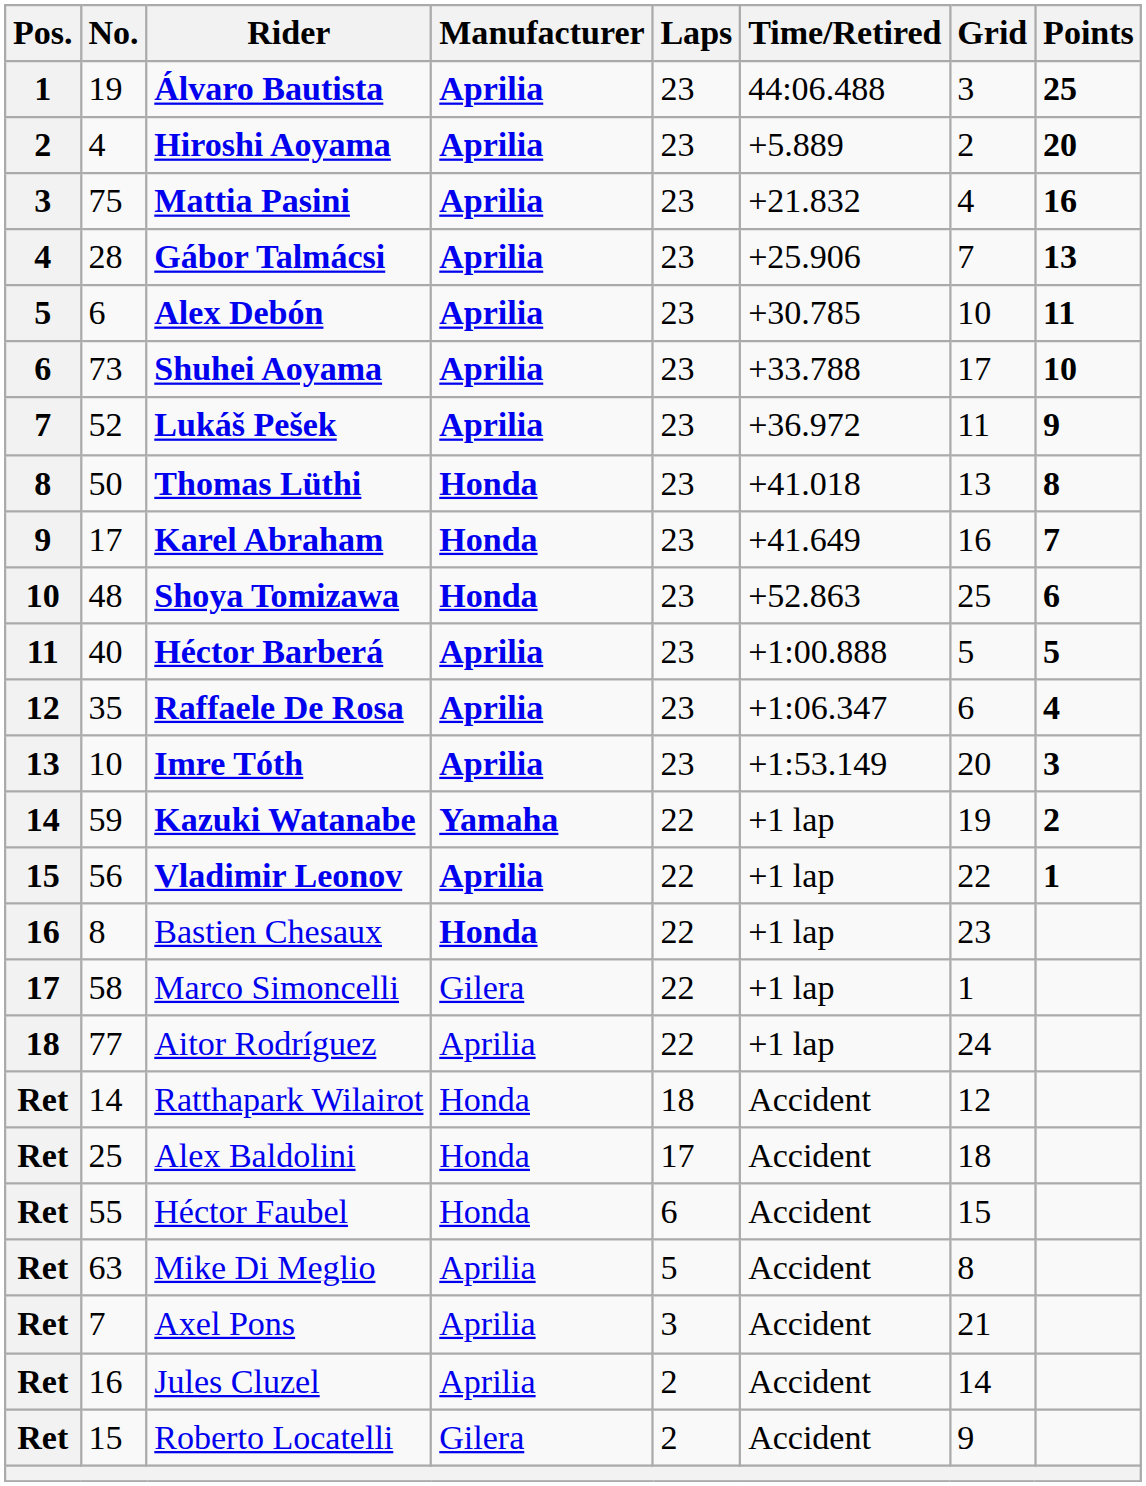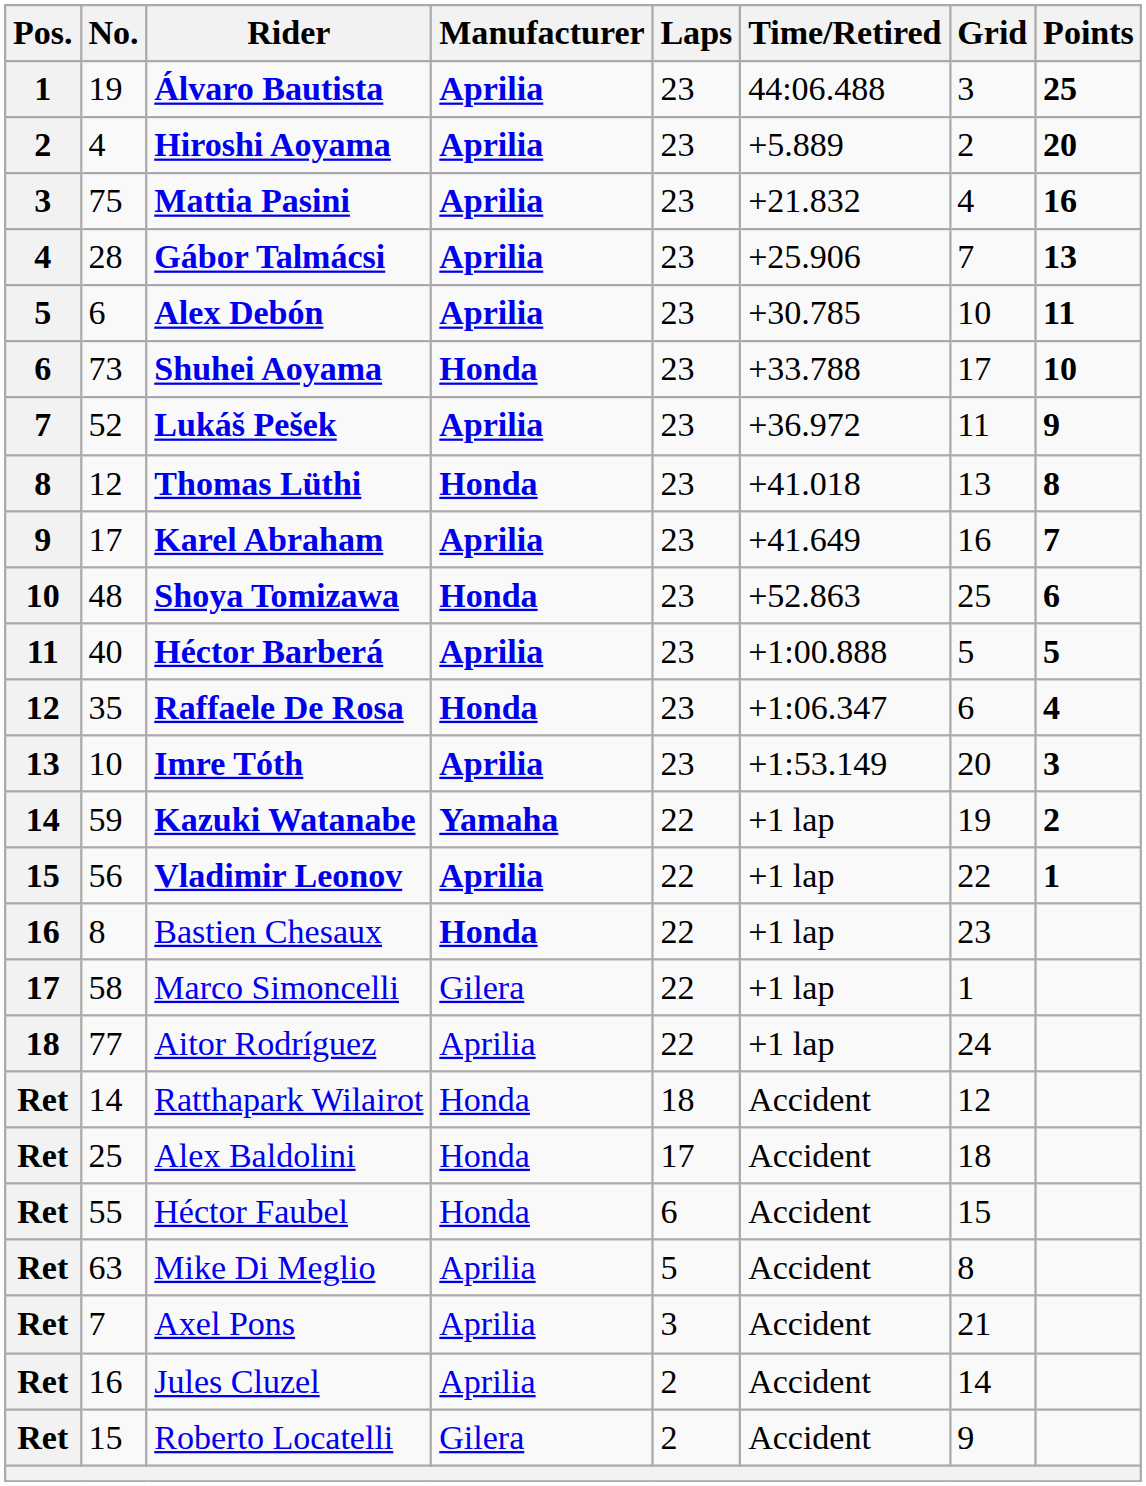(491, 369) Aprilia -> (488, 369) Honda
(105, 481) 50 -> (105, 481) 12
(488, 538) Honda -> (491, 538) Aprilia
(491, 706) Aprilia -> (488, 706) Honda
